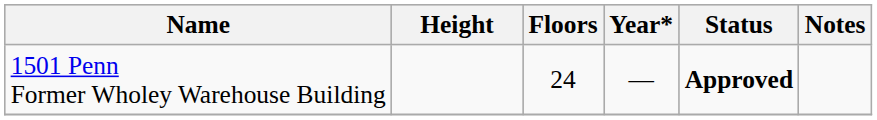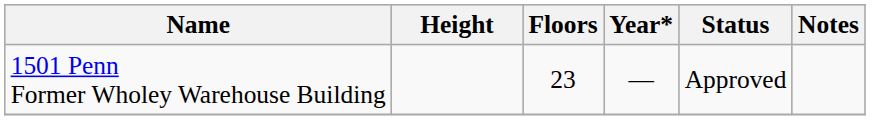(563, 79) 24 -> (563, 79) 23
(739, 79) bold -> (736, 79) normal
